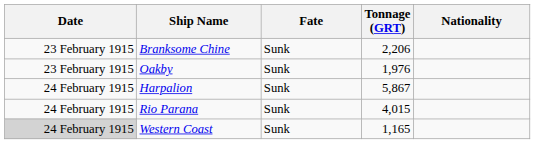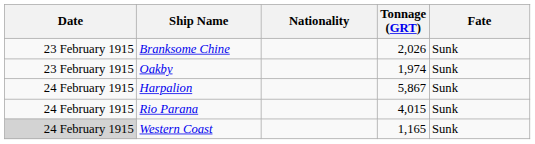columns swapped: (472, 21) <-> (311, 21)
(396, 48) 2,206 -> (412, 48) 2,026
(396, 68) 1,976 -> (412, 68) 1,974
